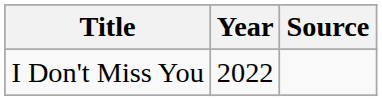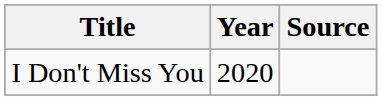(245, 71) 2022 -> (245, 71) 2020
